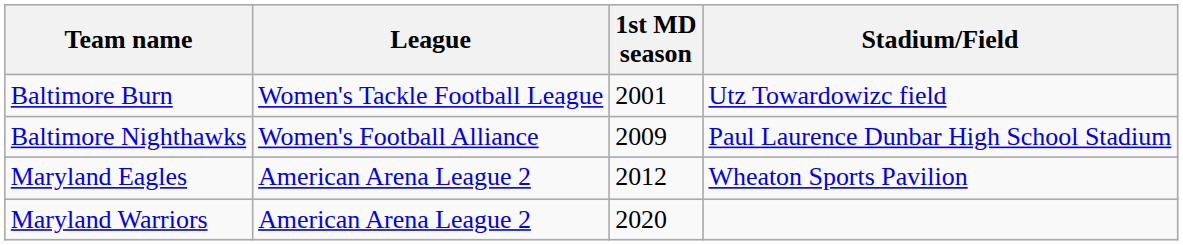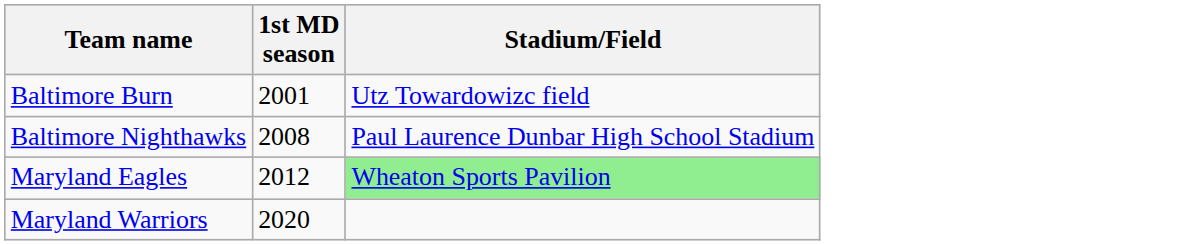- column: (431, 39)
(641, 136) 2009 -> (284, 136) 2008
(838, 177) no background -> (481, 177) lightgreen background
